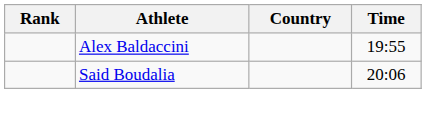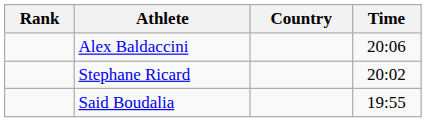(386, 46) 19:55 -> (386, 46) 20:06
+ row: (134, 74)
(386, 74) 20:06 -> (386, 102) 19:55
